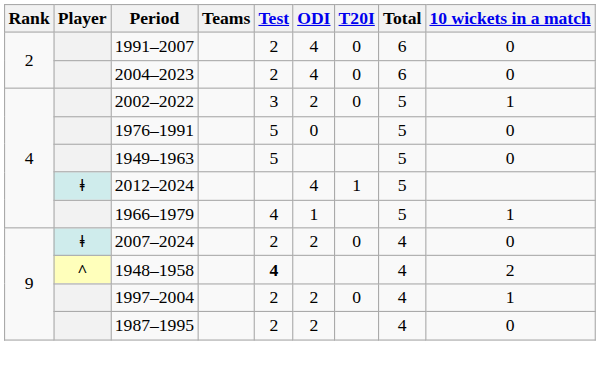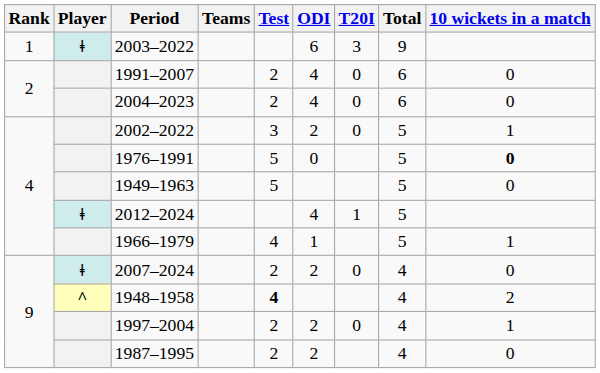+ row: (154, 46)
(510, 130) normal -> (510, 158) bold
